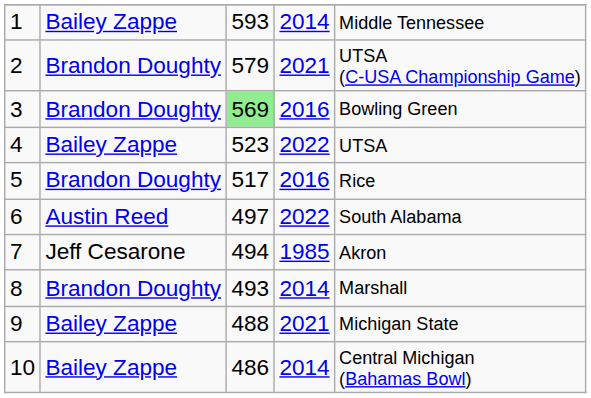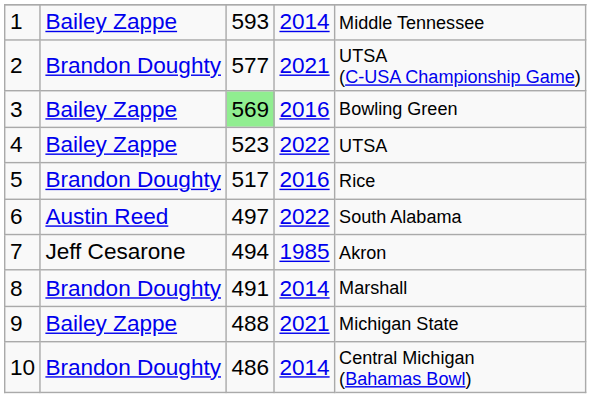(250, 65) 579 -> (250, 65) 577
(133, 109) Brandon Doughty -> (111, 109) Bailey Zappe
(250, 287) 493 -> (250, 287) 491
(111, 367) Bailey Zappe -> (133, 367) Brandon Doughty
